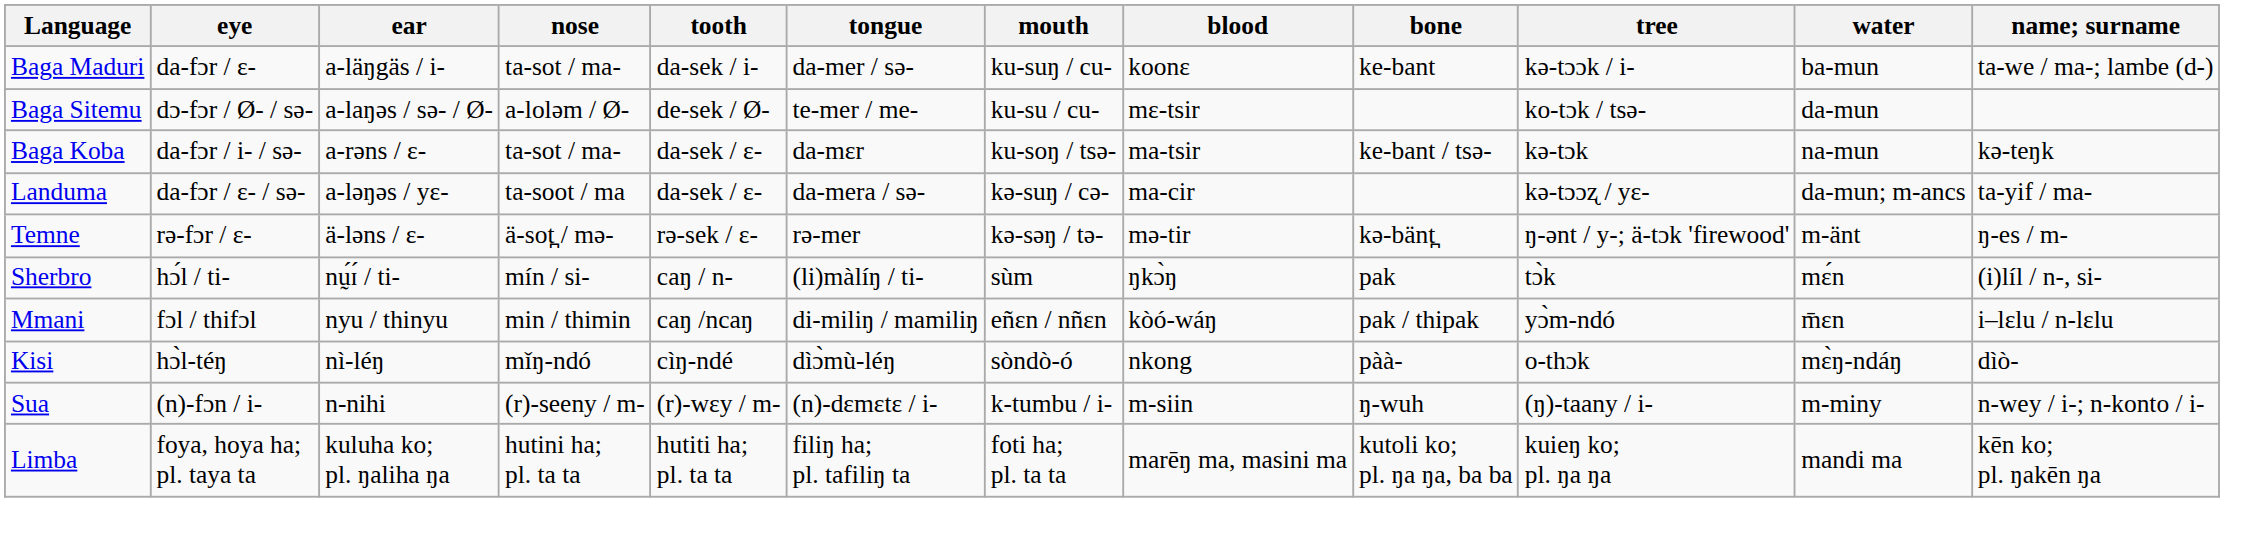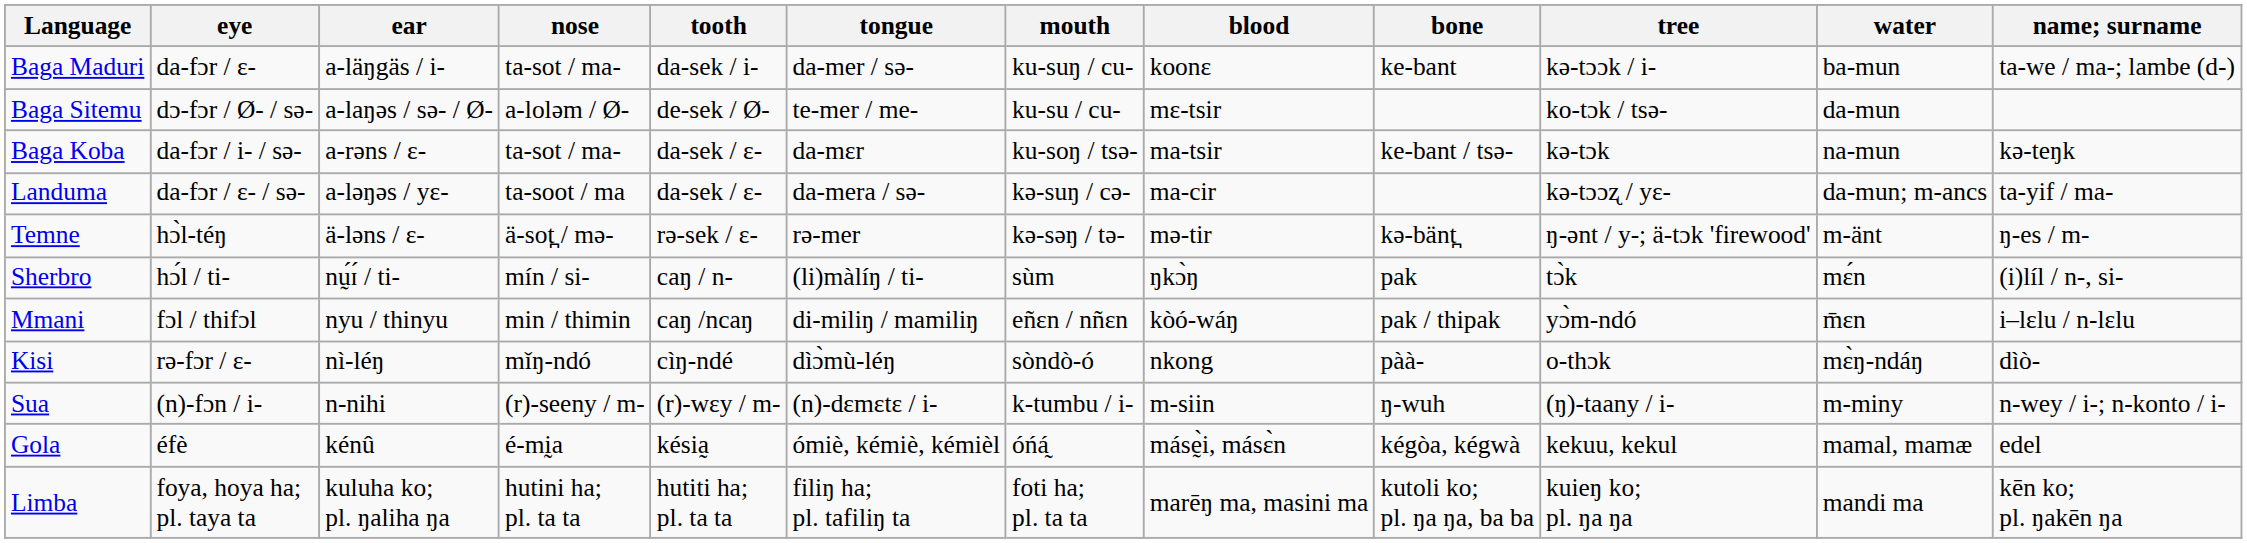(204, 234) rə-fɔr / ɛ- -> (192, 234) hɔ̀l-téŋ
(192, 360) hɔ̀l-téŋ -> (204, 360) rə-fɔr / ɛ-
+ row: (36, 444)
